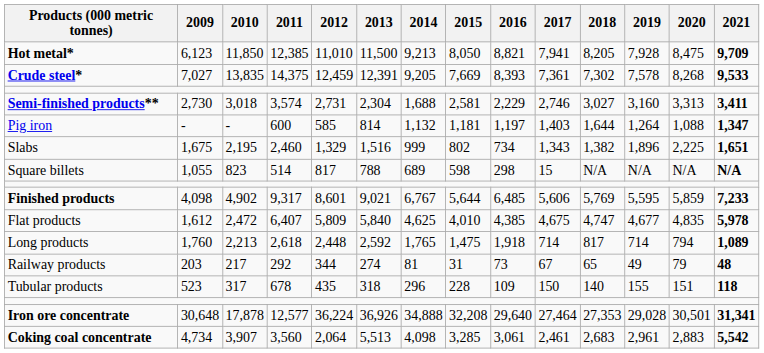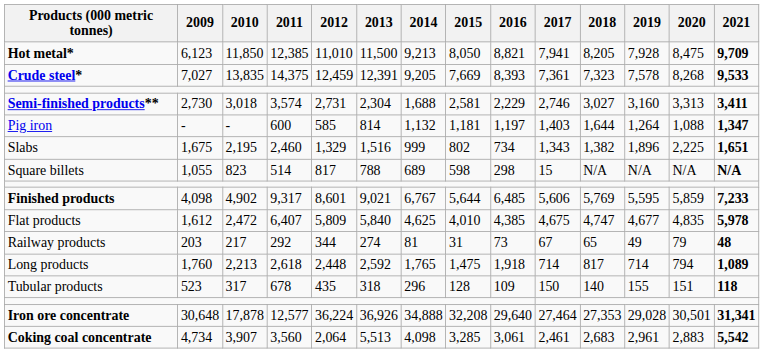(599, 75) 7,302 -> (599, 75) 7,323
rows swapped: (48, 242) <-> (57, 264)
(459, 286) 228 -> (459, 286) 128
